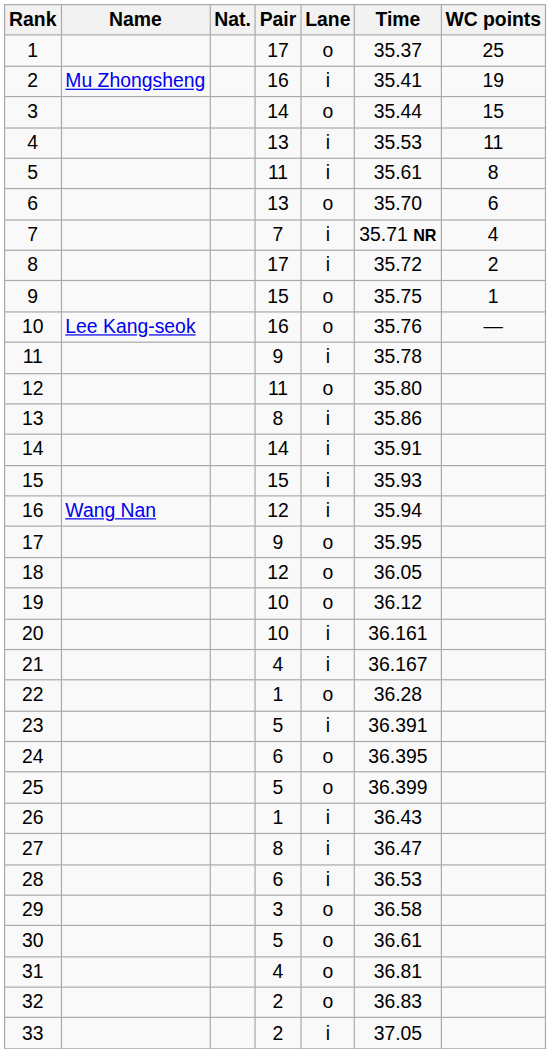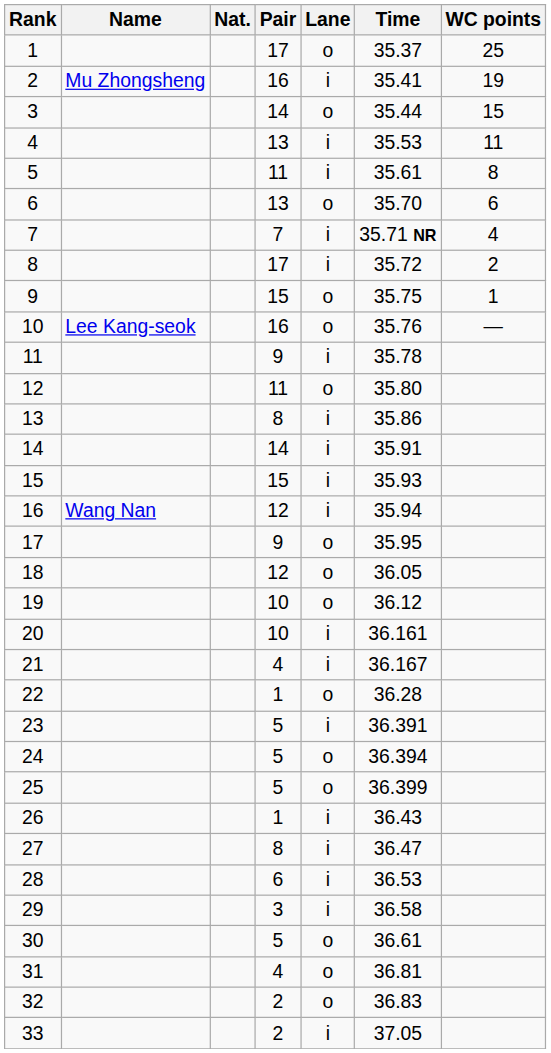(278, 756) 6 -> (278, 756) 5
(398, 756) 36.395 -> (398, 756) 36.394
(328, 910) o -> (328, 910) i
